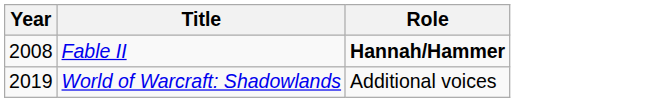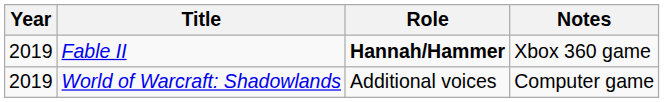+ column: (584, 19)
(31, 50) 2008 -> (31, 50) 2019
